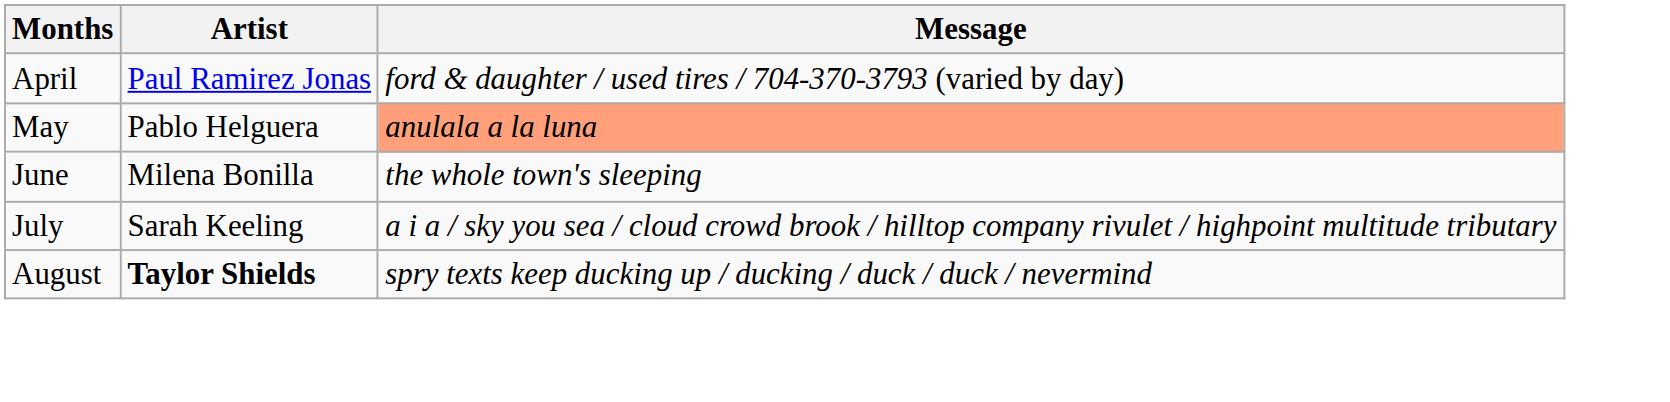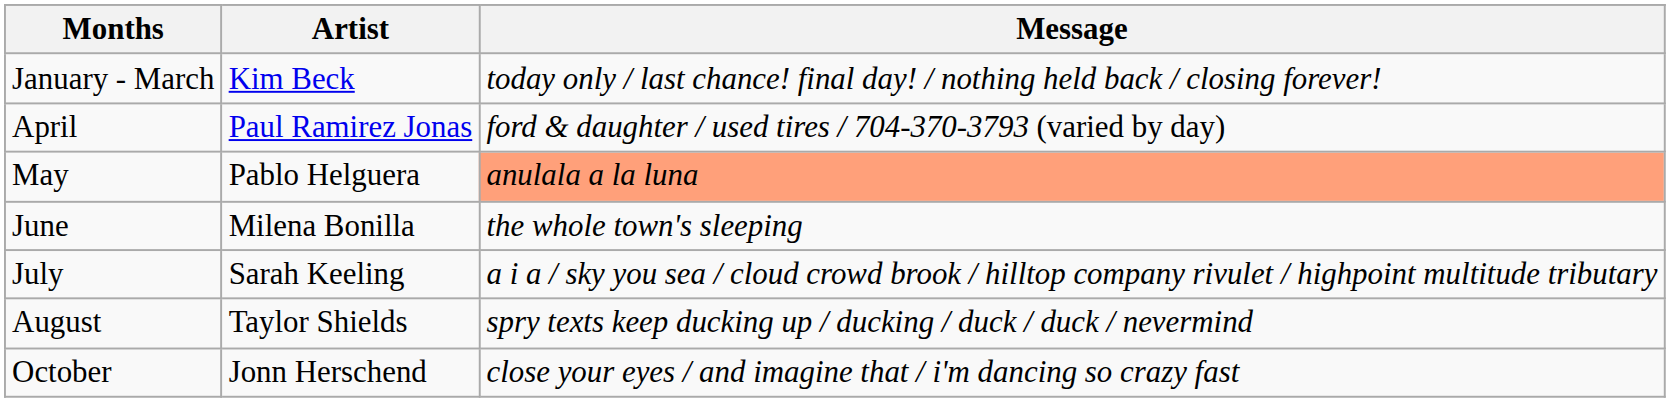+ row: (113, 77)
(222, 273) bold -> (318, 322) normal
+ row: (62, 371)
